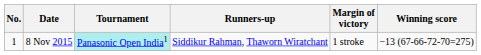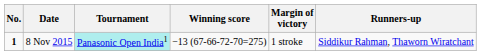columns swapped: (427, 18) <-> (250, 18)
(14, 41) normal -> (14, 41) bold
